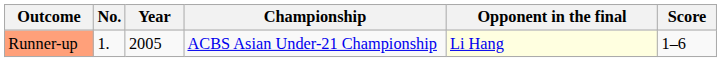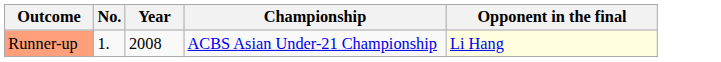- column: (687, 17)
(145, 43) 2005 -> (145, 43) 2008
